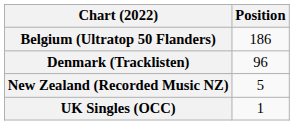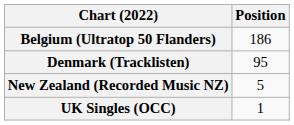(260, 62) 96 -> (260, 62) 95
